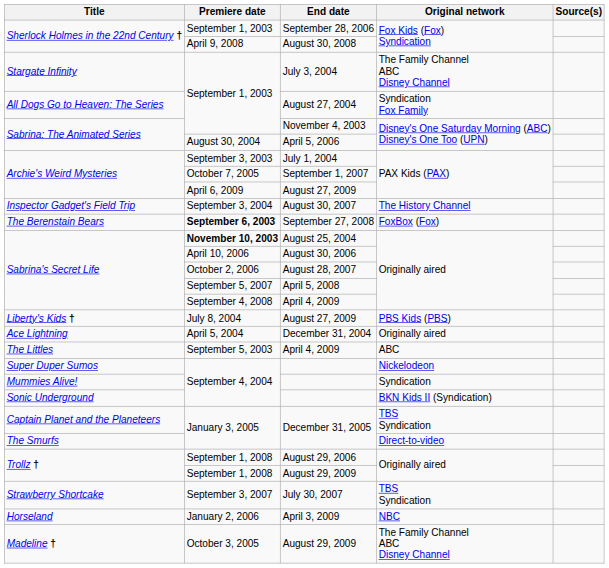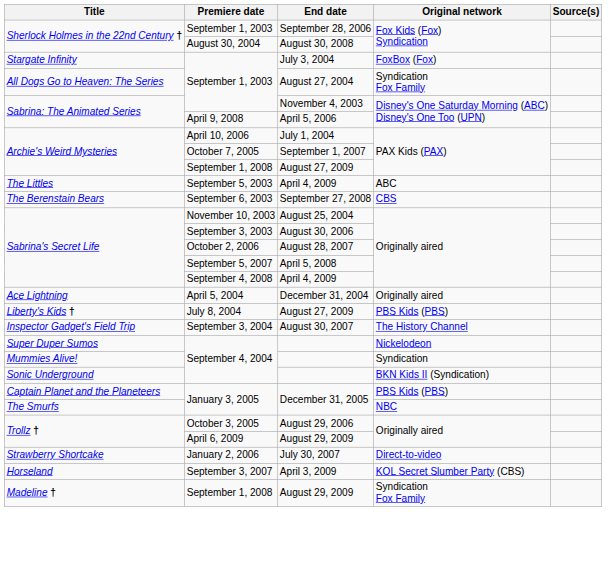(215, 44) April 9, 2008 -> (223, 44) August 30, 2004
(424, 71) The Family Channel ABC Disney Channel -> (406, 60) FoxBox (Fox)
(223, 142) August 30, 2004 -> (215, 119) April 9, 2008
(230, 158) September 3, 2003 -> (218, 135) April 10, 2006
(215, 190) April 6, 2009 -> (230, 167) September 1, 2008
rows swapped: (30, 350) <-> (71, 206)
(231, 222) bold -> (230, 199) normal
(409, 222) FoxBox (Fox) -> (386, 199) CBS
(232, 238) bold -> (231, 215) normal
(218, 254) April 10, 2006 -> (230, 231) September 3, 2003
rows swapped: (37, 334) <-> (41, 318)
(405, 419) TBS Syndication -> (412, 391) PBS Kids (PBS)
(411, 441) Direct-to-video -> (386, 407) NBC
(230, 457) September 1, 2008 -> (223, 423) October 3, 2005
(230, 473) September 1, 2008 -> (215, 439) April 6, 2009
(230, 495) September 3, 2007 -> (223, 455) January 2, 2006
(405, 495) TBS Syndication -> (409, 455) Direct-to-video
(223, 516) January 2, 2006 -> (230, 471) September 3, 2007
(389, 516) NBC -> (450, 471) KOL Secret Slumber Party (CBS)
(223, 544) October 3, 2005 -> (230, 493) September 1, 2008
(424, 544) The Family Channel ABC Disney Channel -> (402, 493) Syndication Fox Family
